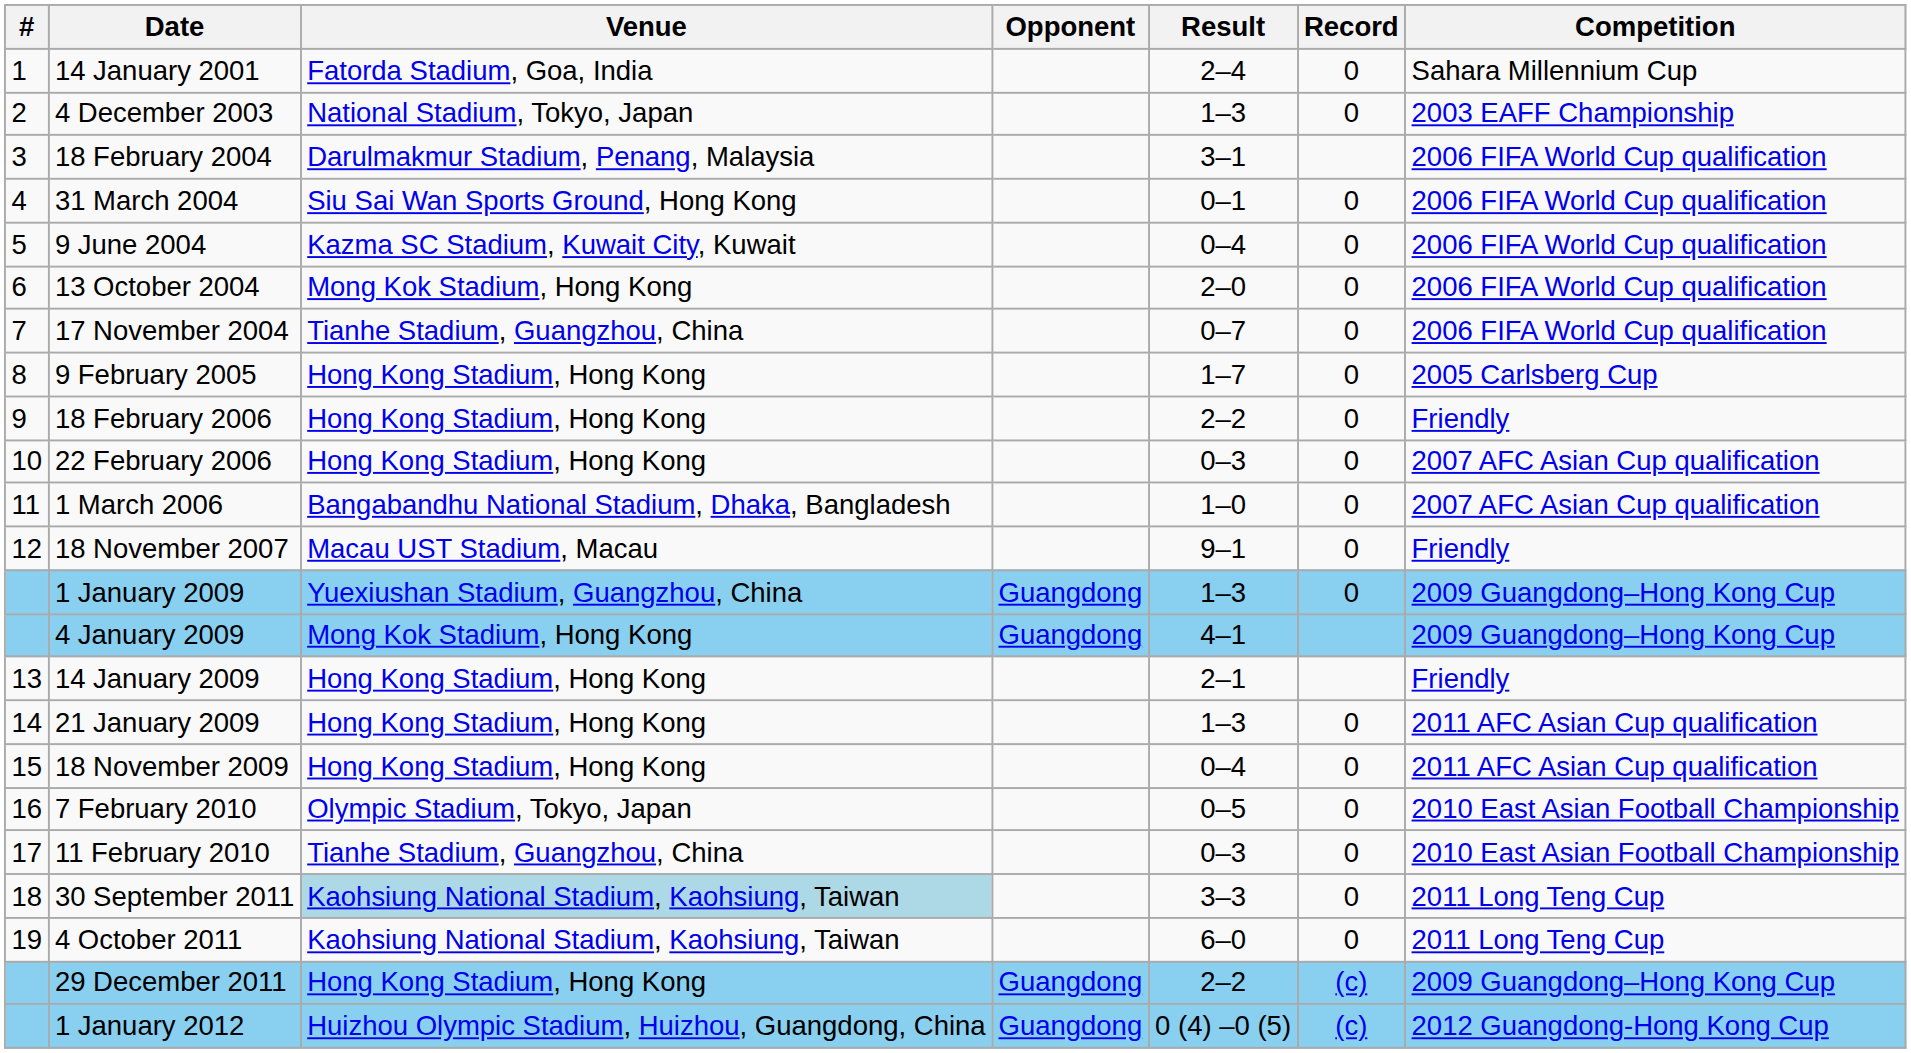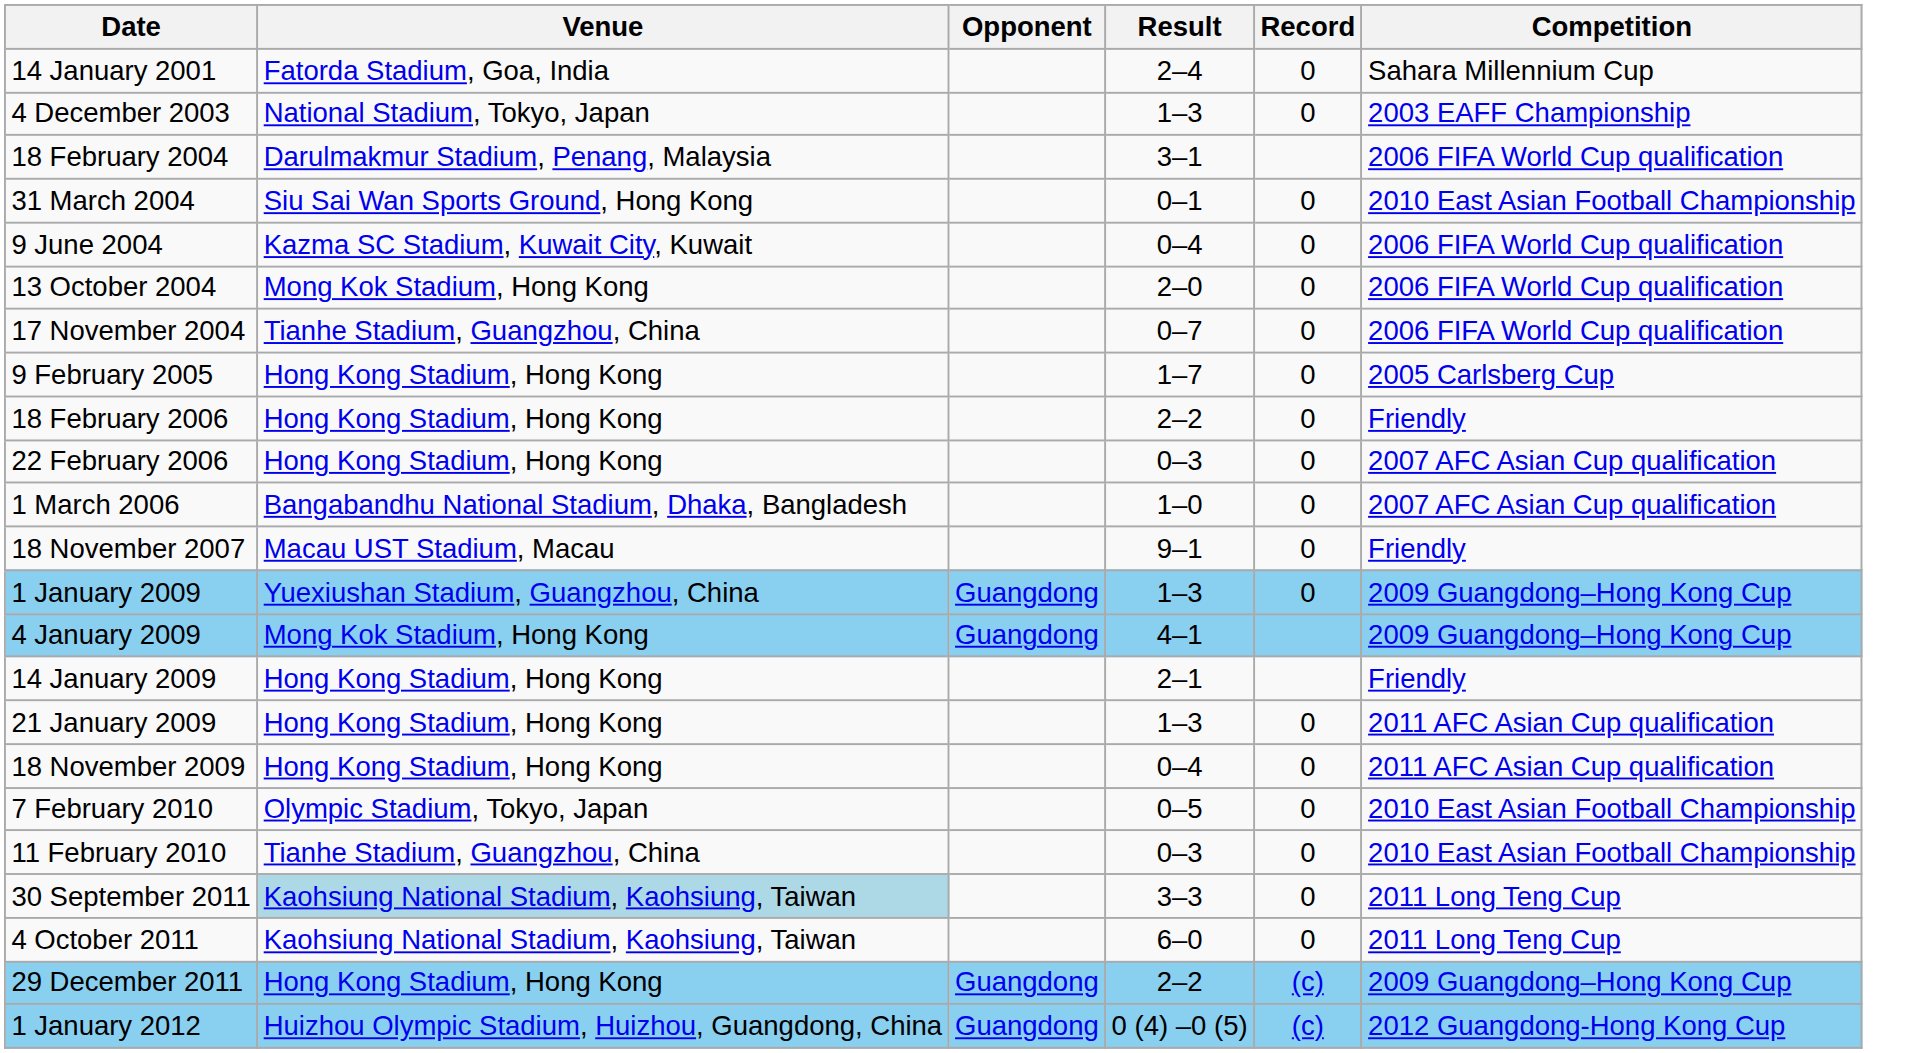- column: (27, 27)
(1619, 201) 2006 FIFA World Cup qualification -> (1612, 201) 2010 East Asian Football Championship
